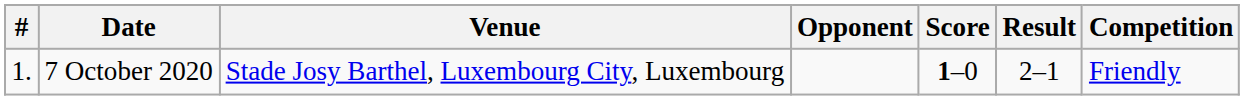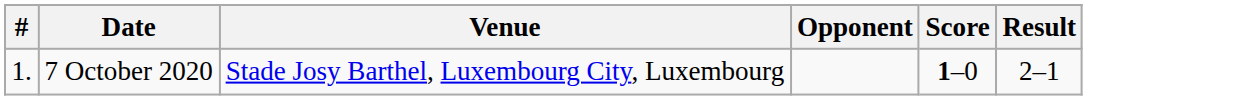- column: (1161, 26)
